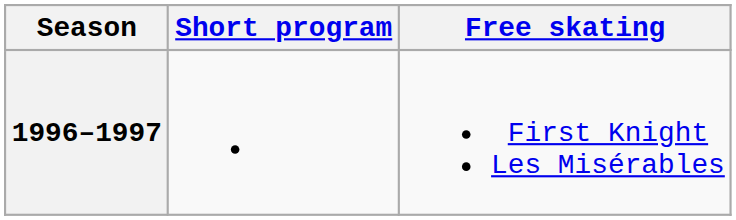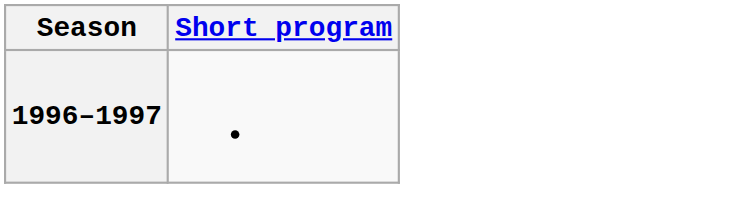- column: (565, 28)
